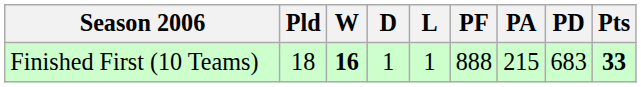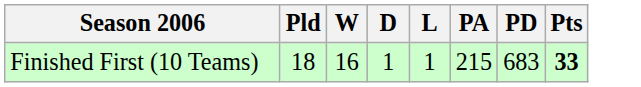- column: (474, 23)
(347, 61) bold -> (347, 61) normal
